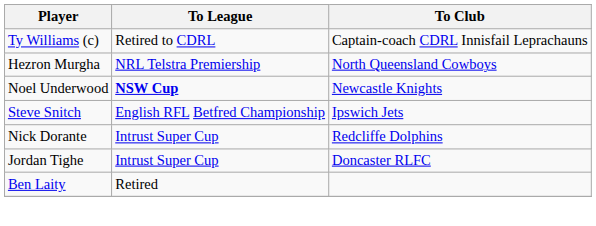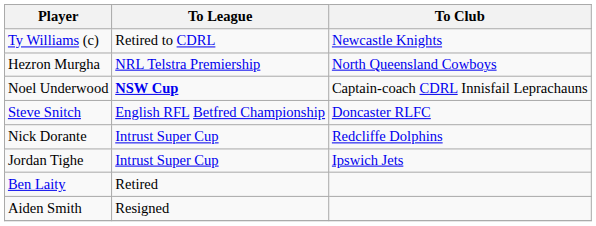(460, 40) Captain-coach CDRL Innisfail Leprachauns -> (387, 40) Newcastle Knights
(387, 88) Newcastle Knights -> (460, 88) Captain-coach CDRL Innisfail Leprachauns
(368, 112) Ipswich Jets -> (381, 112) Doncaster RLFC
(381, 160) Doncaster RLFC -> (368, 160) Ipswich Jets
+ row: (45, 208)
